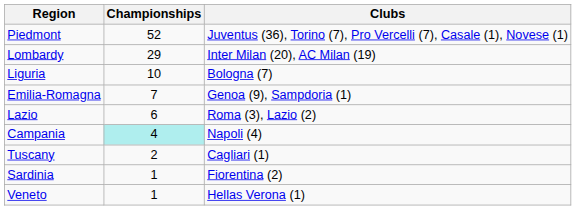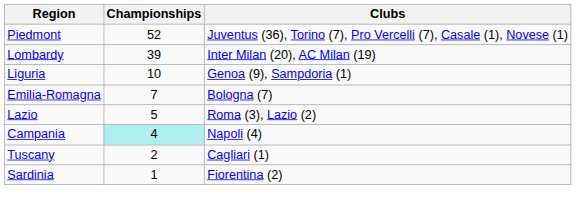(154, 54) 29 -> (154, 54) 39
(240, 74) Bologna (7) -> (279, 74) Genoa (9), Sampdoria (1)
(279, 94) Genoa (9), Sampdoria (1) -> (240, 94) Bologna (7)
(154, 114) 6 -> (154, 114) 5
- row: (27, 194)
